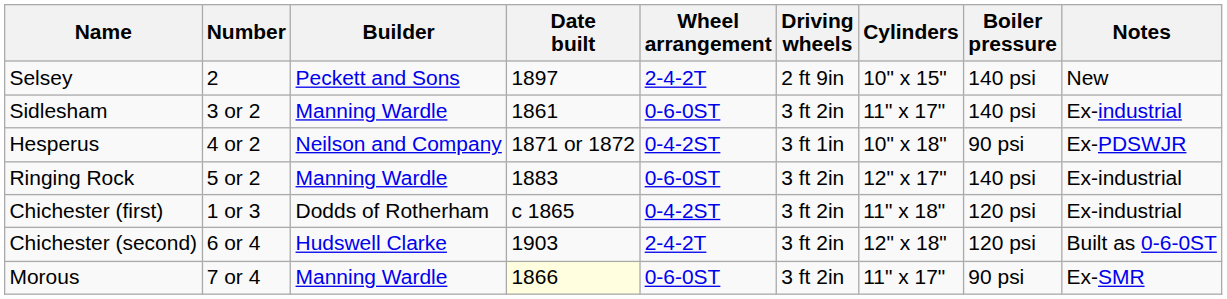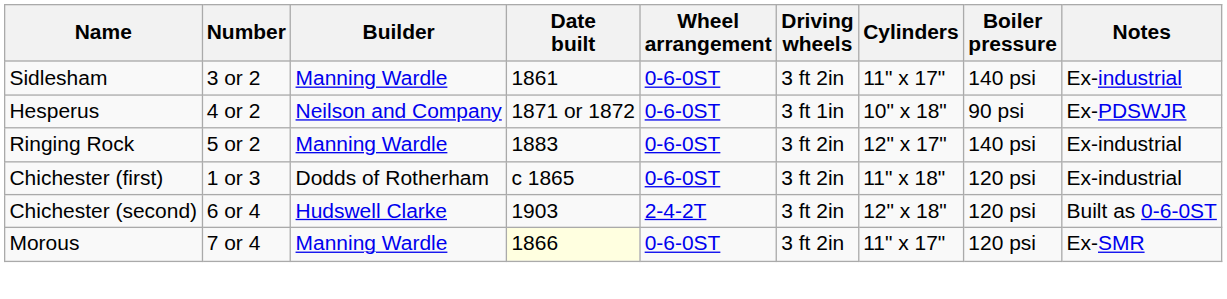- row: (41, 77)
(683, 144) 0-4-2ST -> (683, 111) 0-6-0ST
(683, 210) 0-4-2ST -> (683, 177) 0-6-0ST
(996, 277) 90 psi -> (1002, 244) 120 psi
